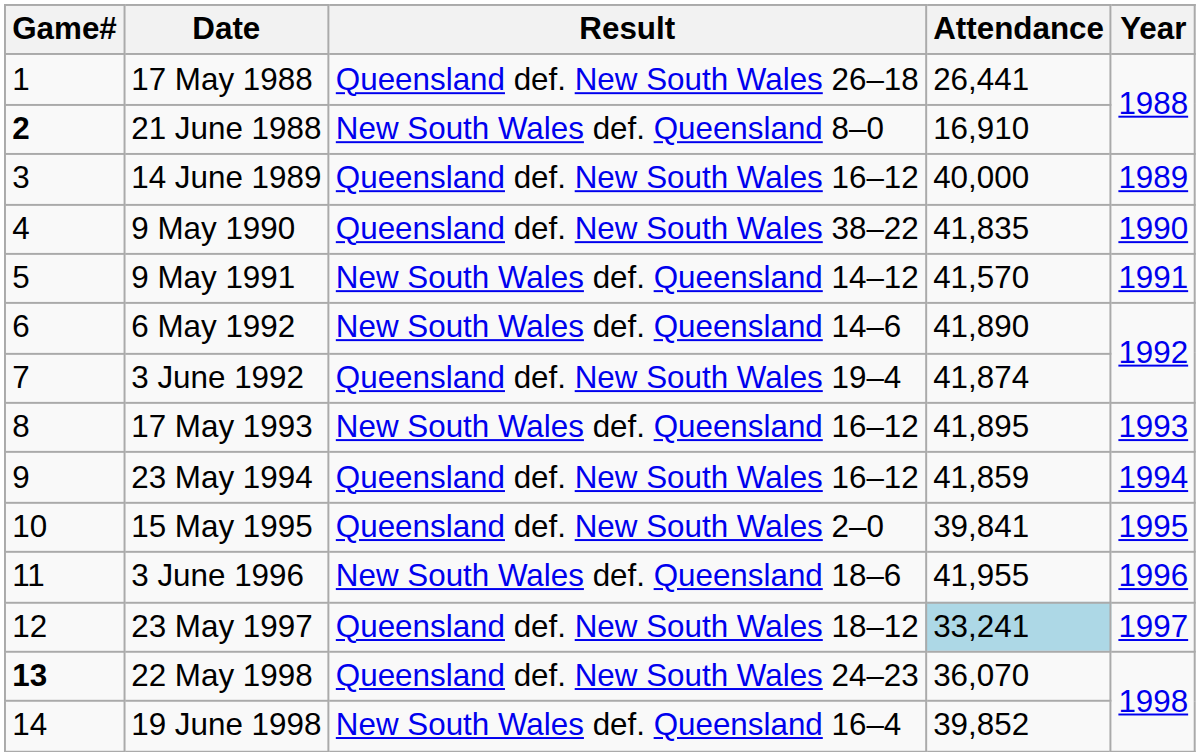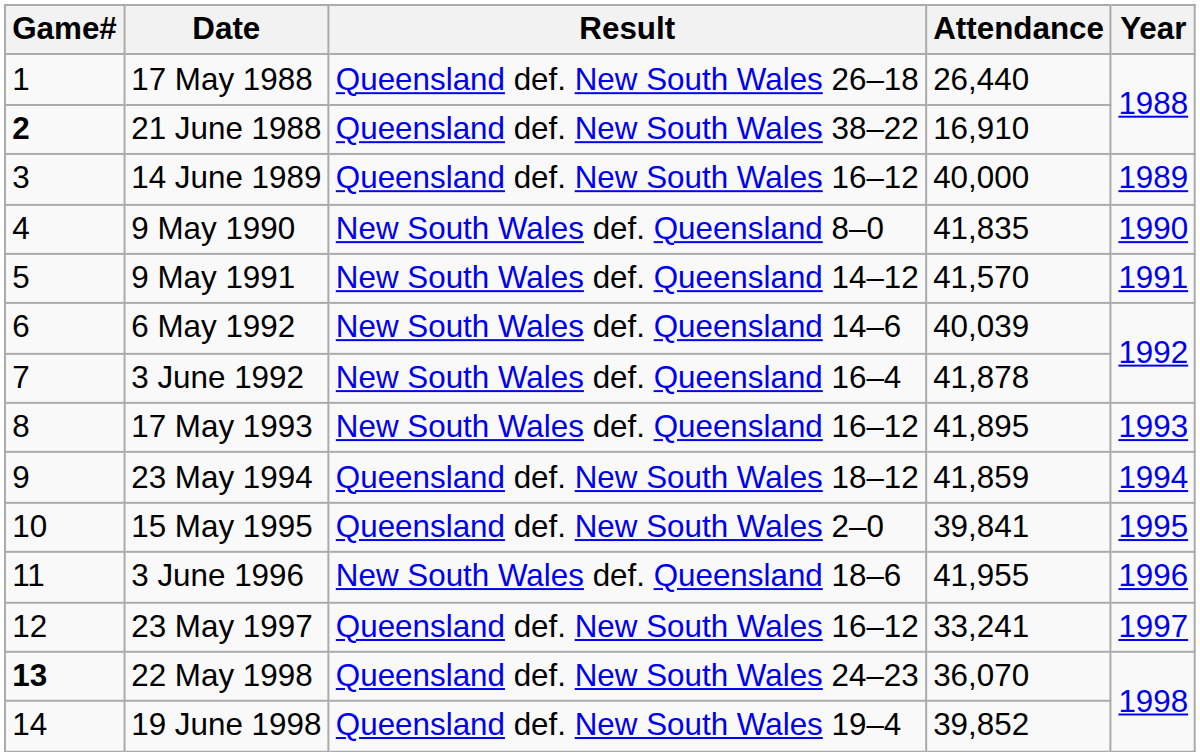(981, 79) 26,441 -> (981, 79) 26,440
(610, 128) New South Wales def. Queensland 8–0 -> (627, 128) Queensland def. New South Wales 38–22
(627, 228) Queensland def. New South Wales 38–22 -> (610, 228) New South Wales def. Queensland 8–0
(981, 327) 41,890 -> (981, 327) 40,039
(619, 377) Queensland def. New South Wales 19–4 -> (619, 377) New South Wales def. Queensland 16–4
(981, 377) 41,874 -> (981, 377) 41,878
(627, 476) Queensland def. New South Wales 16–12 -> (627, 476) Queensland def. New South Wales 18–12
(627, 626) Queensland def. New South Wales 18–12 -> (627, 626) Queensland def. New South Wales 16–12
(981, 626) lightblue background -> (981, 626) no background
(619, 725) New South Wales def. Queensland 16–4 -> (619, 725) Queensland def. New South Wales 19–4
